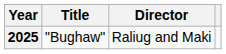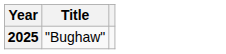- column: (162, 15)
